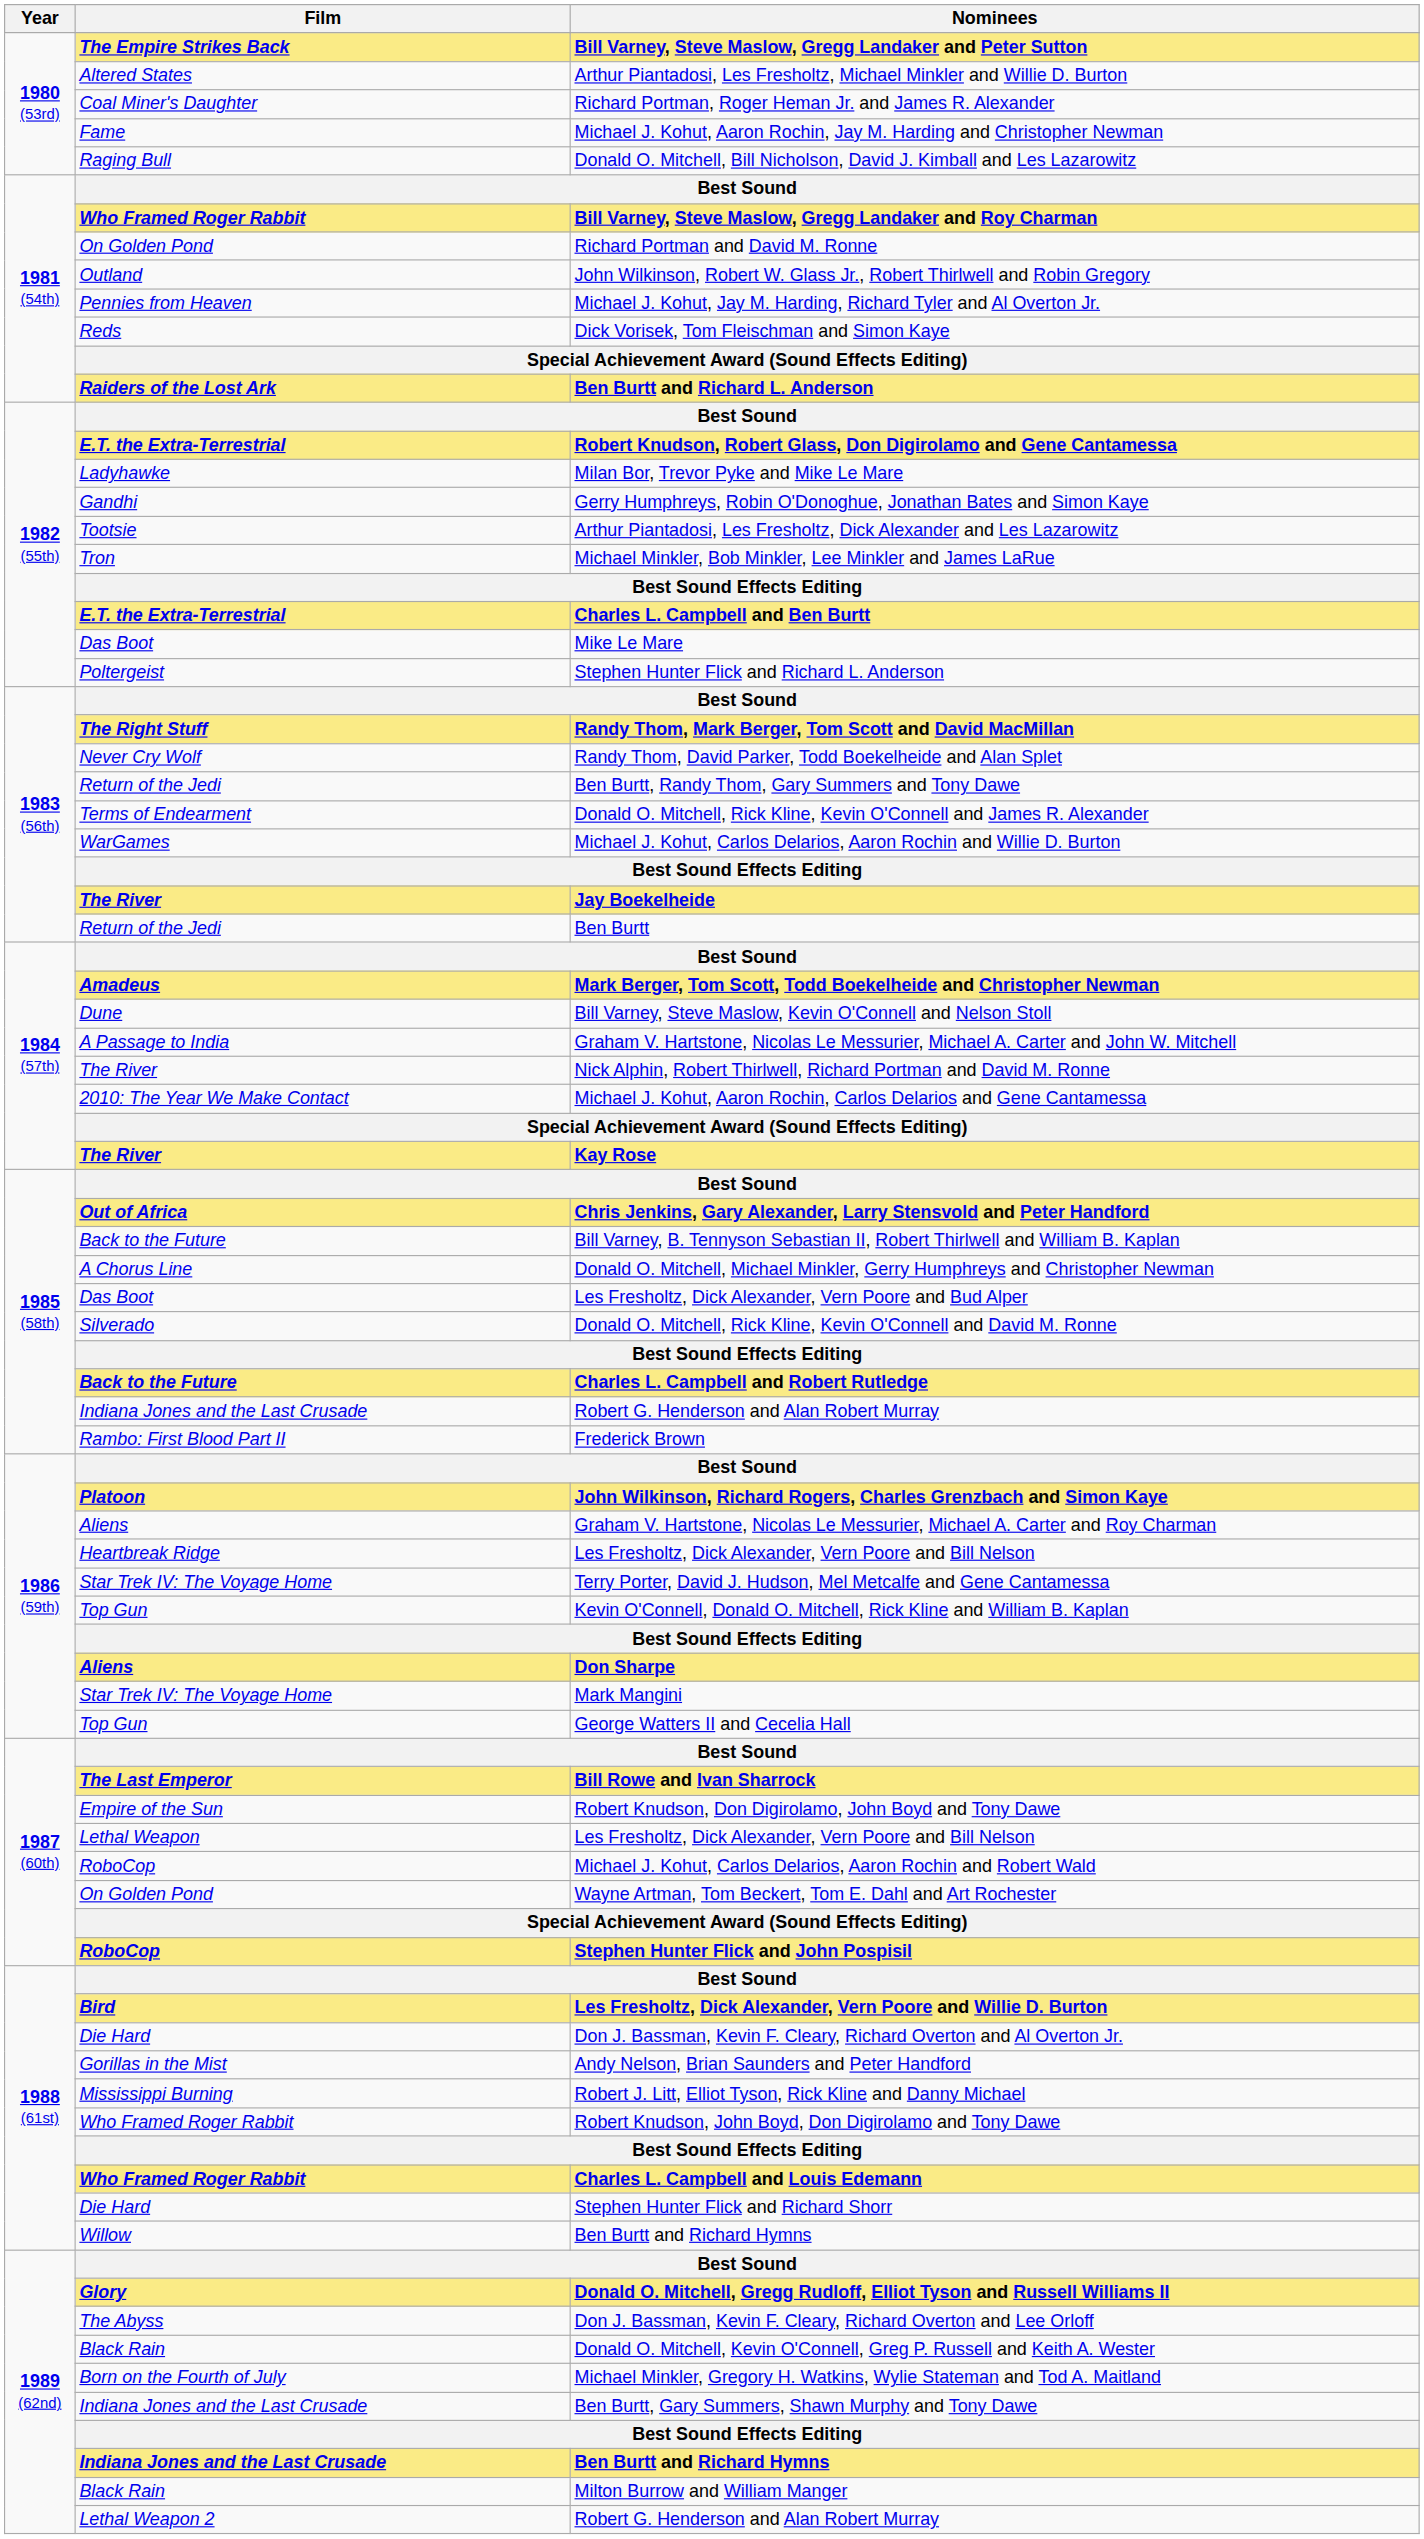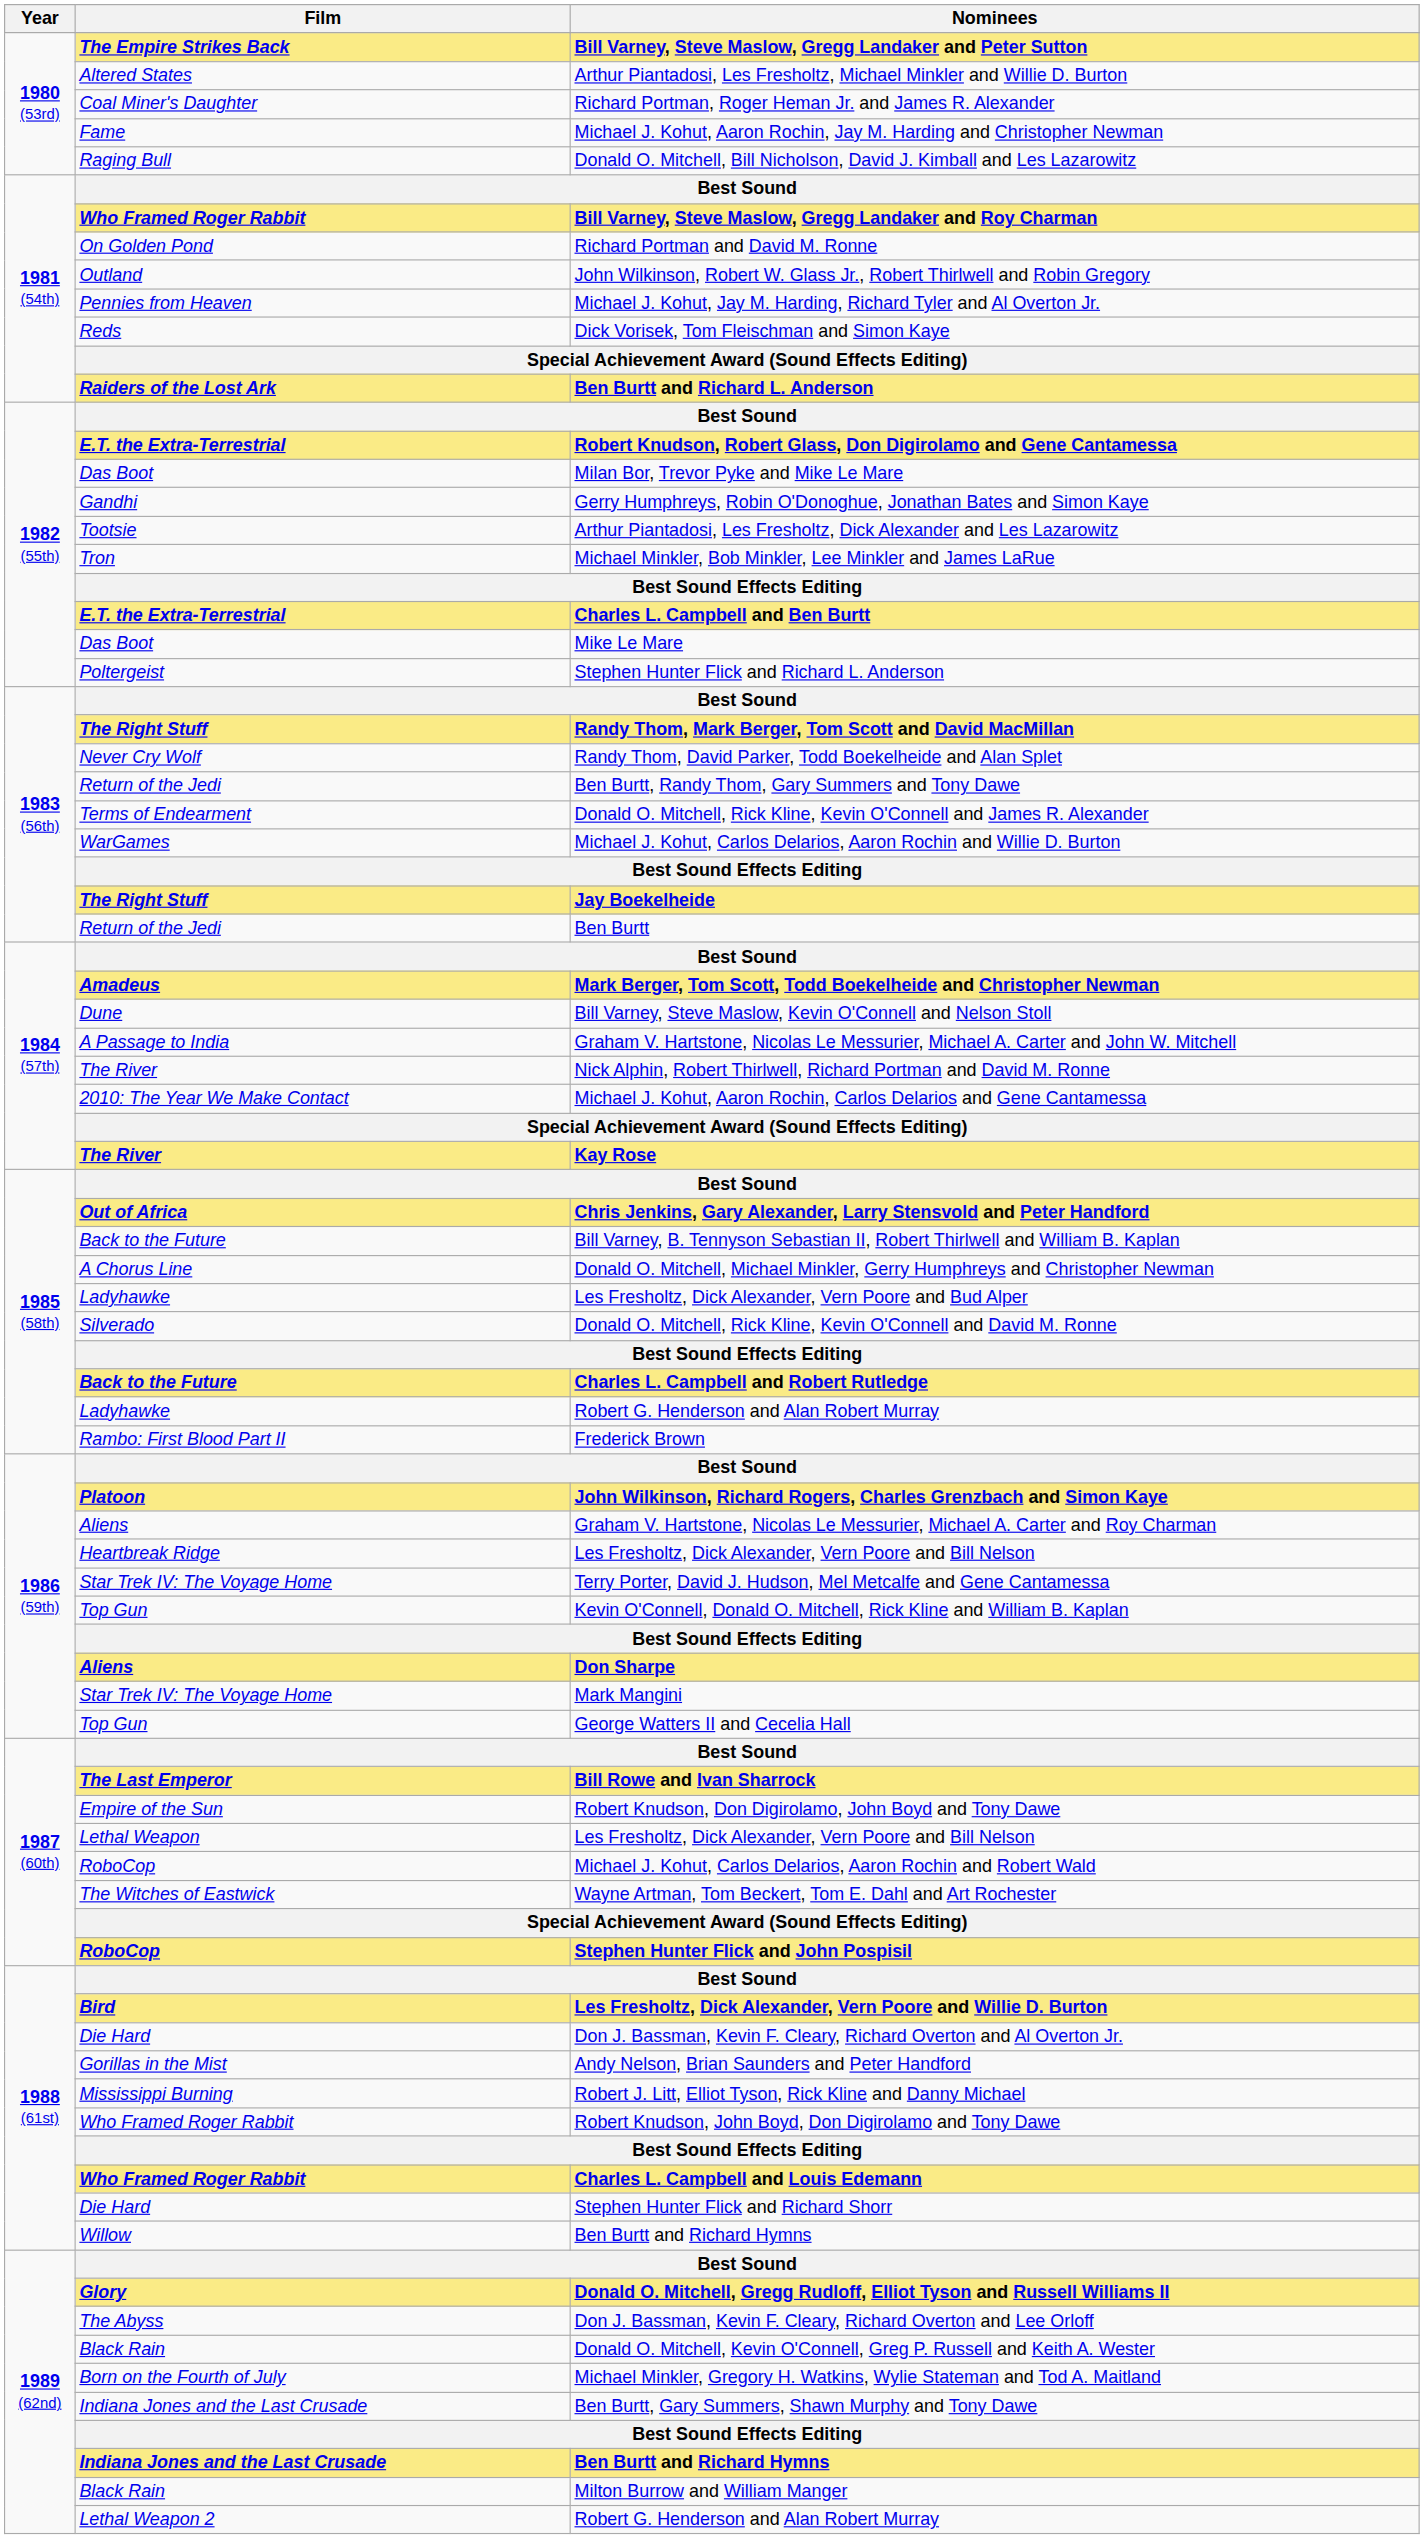(125, 473) Ladyhawke -> (116, 473) Das Boot
(120, 899) The River -> (143, 899) The Right Stuff
(116, 1297) Das Boot -> (125, 1297) Ladyhawke
(223, 1411) Indiana Jones and the Last Crusade -> (125, 1411) Ladyhawke
(146, 1894) On Golden Pond -> (177, 1894) The Witches of Eastwick
